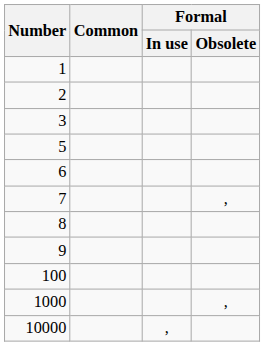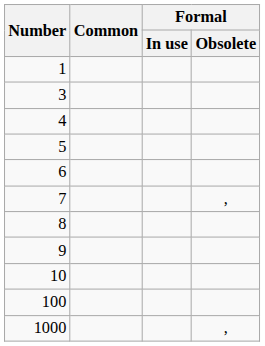- row: (62, 95)
+ row: (62, 120)
+ row: (58, 276)
- row: (46, 328)
